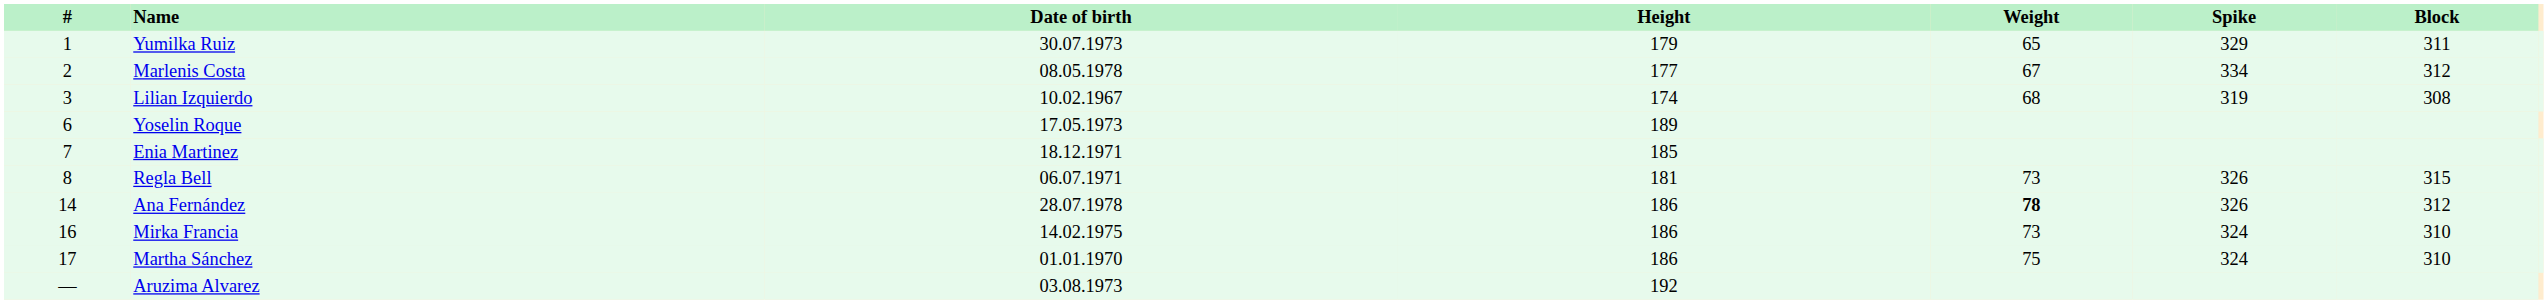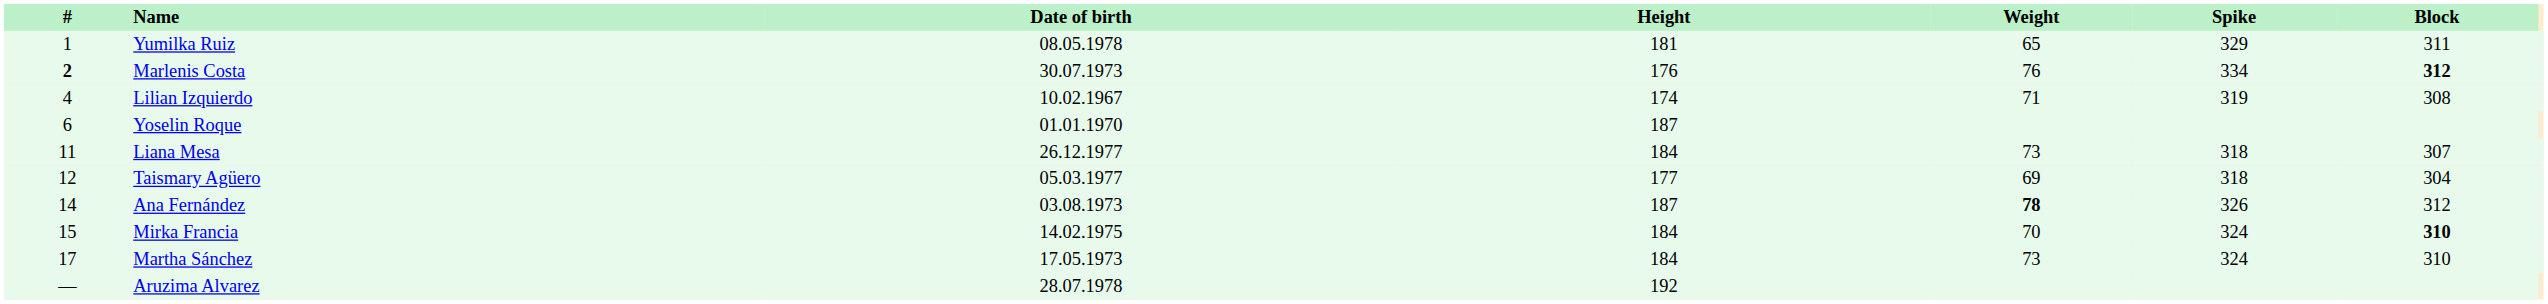(1081, 44) 30.07.1973 -> (1081, 44) 08.05.1978
(1664, 44) 179 -> (1664, 44) 181
(67, 71) normal -> (67, 71) bold
(1081, 71) 08.05.1978 -> (1081, 71) 30.07.1973
(1664, 71) 177 -> (1664, 71) 176
(2031, 71) 67 -> (2031, 71) 76
(2437, 71) normal -> (2437, 71) bold
(67, 97) 3 -> (67, 97) 4
(2031, 97) 68 -> (2031, 97) 71
(1081, 124) 17.05.1973 -> (1081, 124) 01.01.1970
(1664, 124) 189 -> (1664, 124) 187
- row: (186, 151)
- row: (172, 178)
+ row: (176, 151)
+ row: (197, 178)
(1081, 205) 28.07.1978 -> (1081, 205) 03.08.1973
(1664, 205) 186 -> (1664, 205) 187
(67, 232) 16 -> (67, 232) 15
(1664, 232) 186 -> (1664, 232) 184
(2031, 232) 73 -> (2031, 232) 70
(2437, 232) normal -> (2437, 232) bold
(1081, 259) 01.01.1970 -> (1081, 259) 17.05.1973
(1664, 259) 186 -> (1664, 259) 184
(2031, 259) 75 -> (2031, 259) 73
(1081, 286) 03.08.1973 -> (1081, 286) 28.07.1978
